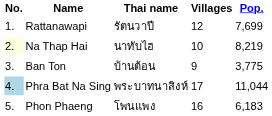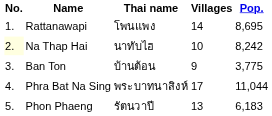(134, 26) รัตนวาปี -> (134, 26) โพนแพง
(197, 26) 12 -> (197, 26) 14
(249, 26) 7,699 -> (249, 26) 8,695
(249, 46) 8,219 -> (249, 46) 8,242
(10, 86) lightblue background -> (10, 86) no background
(134, 106) โพนแพง -> (134, 106) รัตนวาปี
(197, 106) 16 -> (197, 106) 13
